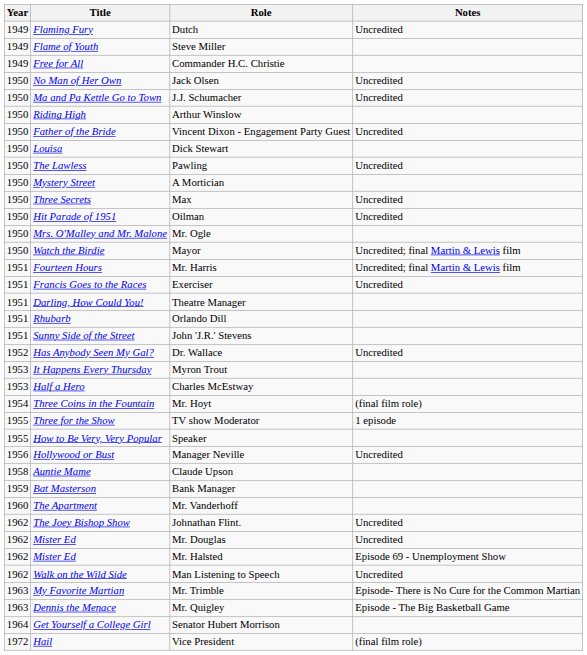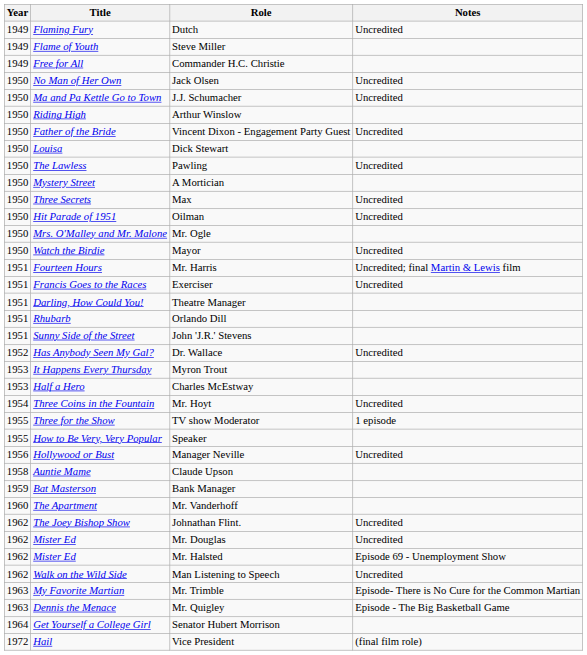(438, 251) Uncredited; final Martin & Lewis film -> (379, 251) Uncredited
(389, 404) (final film role) -> (379, 404) Uncredited
